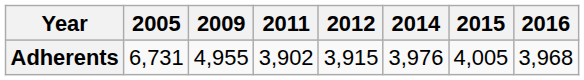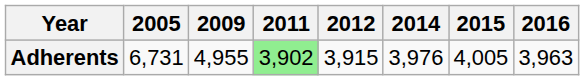(286, 57) no background -> (286, 57) lightgreen background
(546, 57) 3,968 -> (546, 57) 3,963
